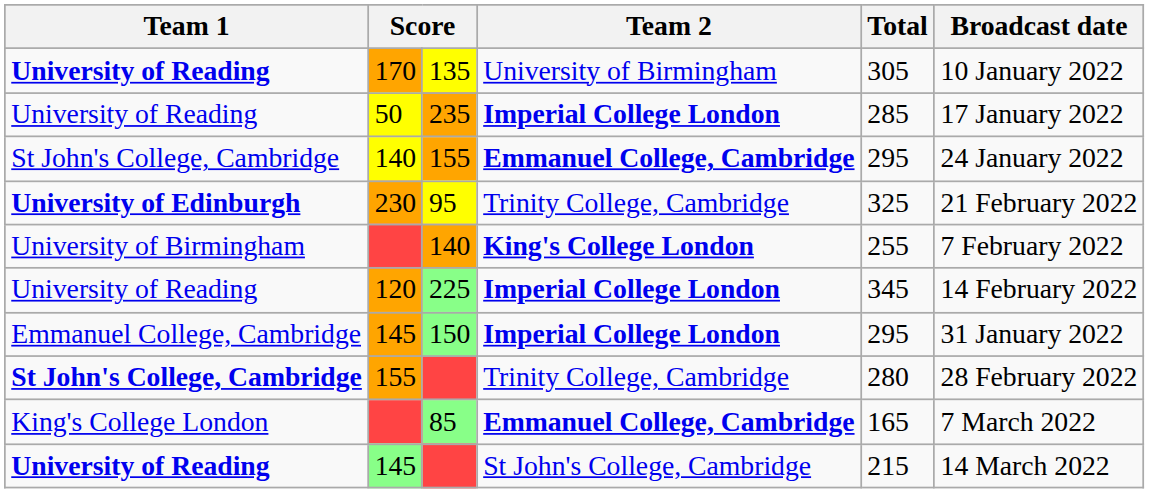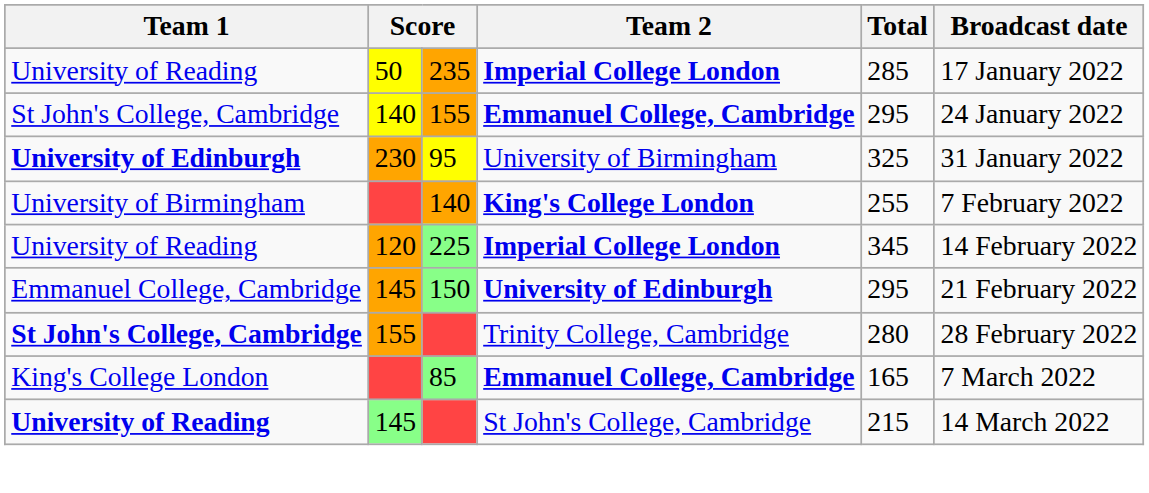- row: (395, 70)
(636, 202) Trinity College, Cambridge -> (630, 158) University of Birmingham
(1039, 202) 21 February 2022 -> (1032, 158) 31 January 2022
(632, 333) Imperial College London -> (628, 289) University of Edinburgh
(1032, 333) 31 January 2022 -> (1039, 289) 21 February 2022
